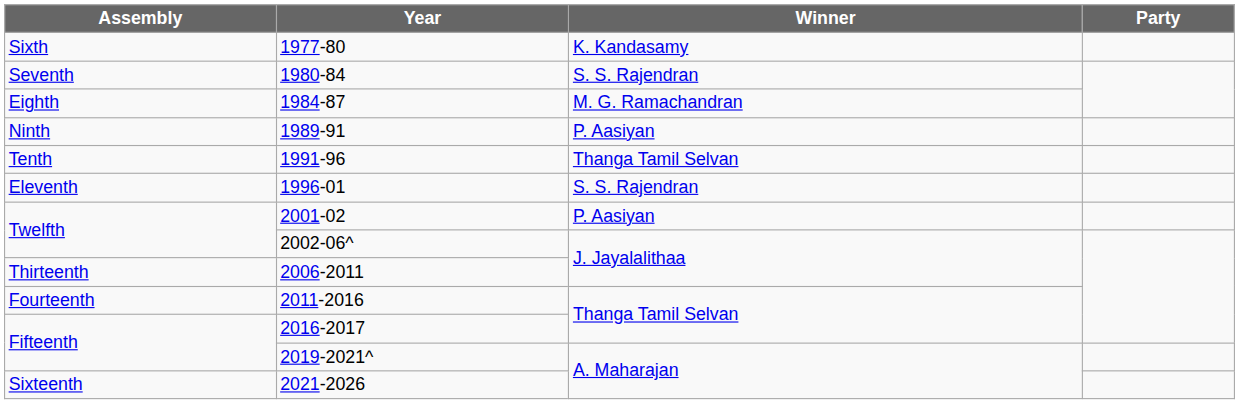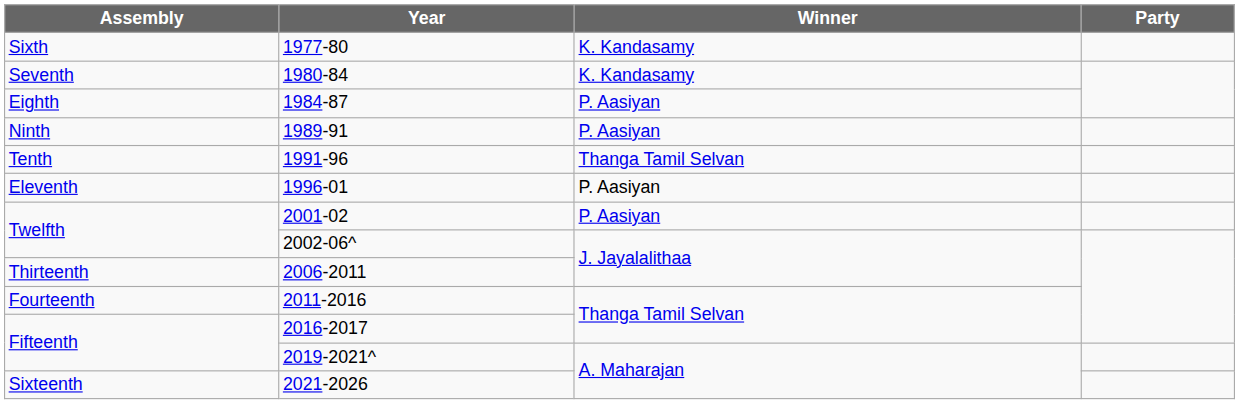(636, 74) S. S. Rajendran -> (636, 74) K. Kandasamy
(658, 103) M. G. Ramachandran -> (619, 103) P. Aasiyan
(636, 187) S. S. Rajendran -> (619, 187) P. Aasiyan
